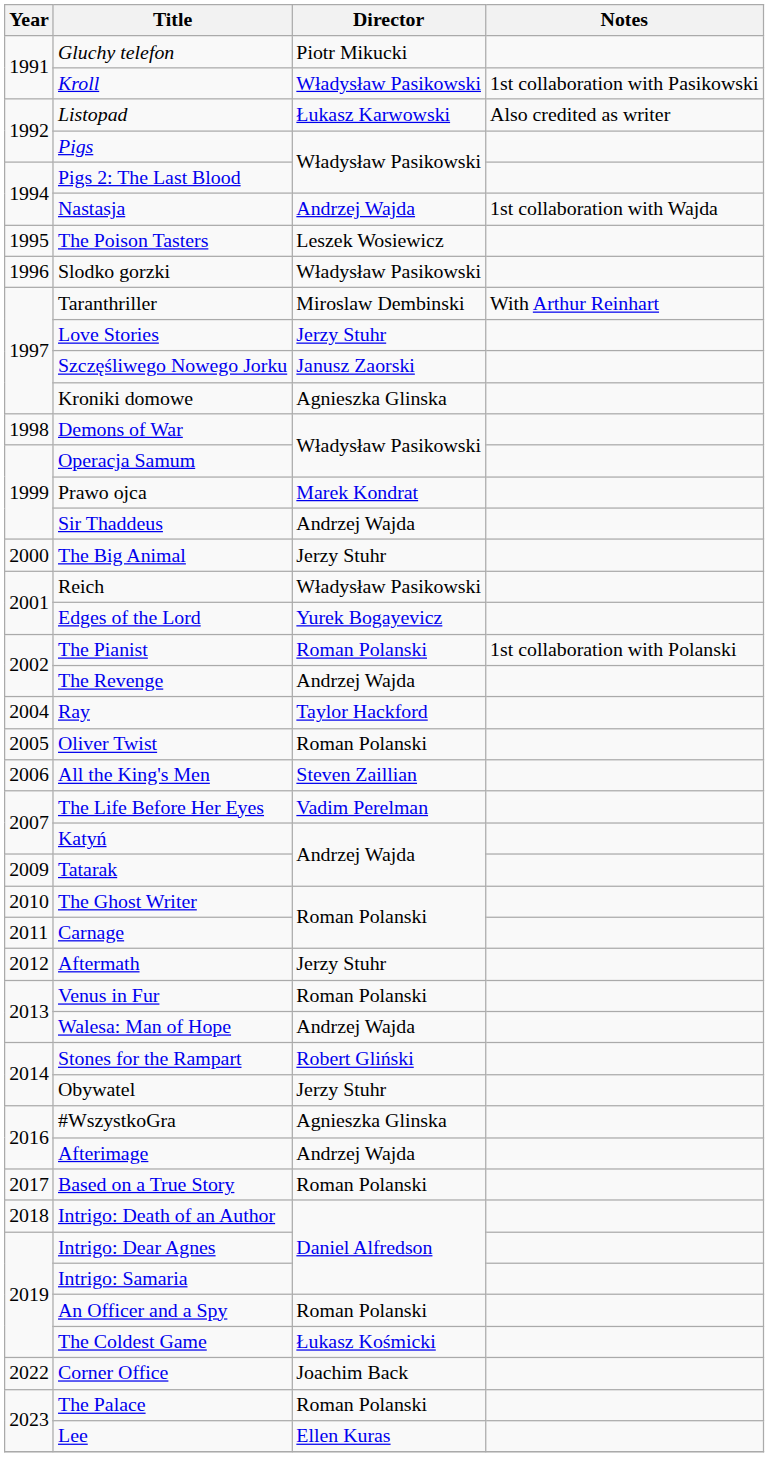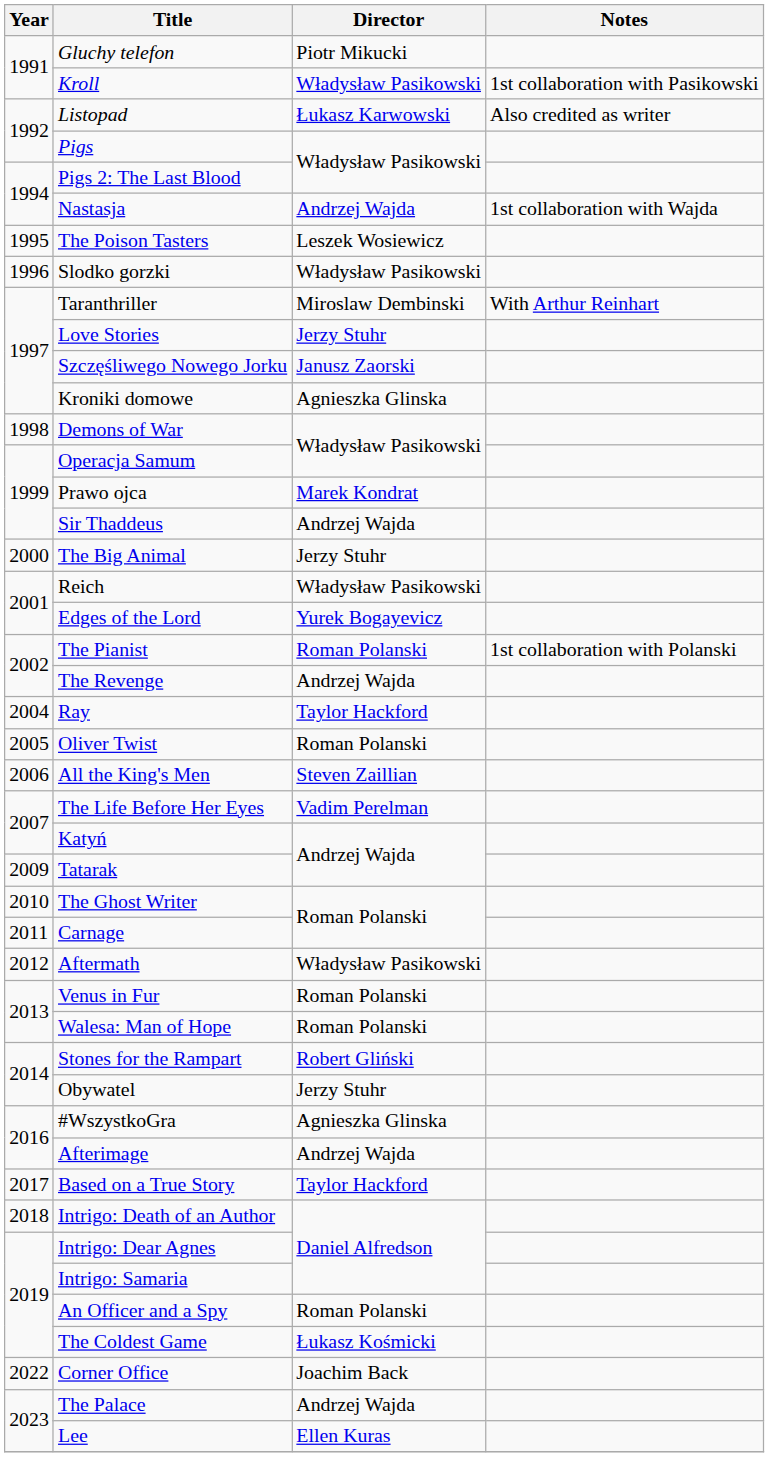(341, 964) Jerzy Stuhr -> (389, 964) Władysław Pasikowski
(356, 1027) Andrzej Wajda -> (362, 1027) Roman Polanski
(362, 1184) Roman Polanski -> (362, 1184) Taylor Hackford
(362, 1404) Roman Polanski -> (356, 1404) Andrzej Wajda
